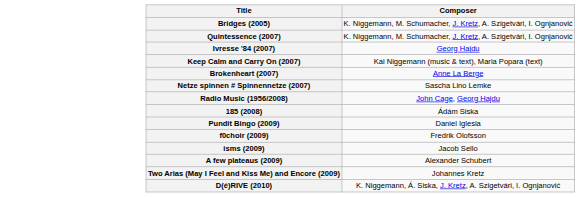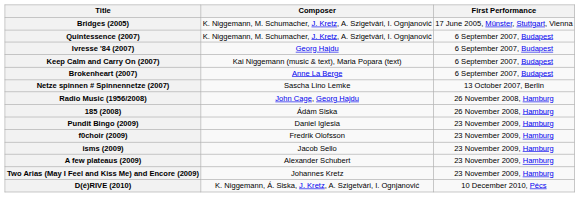+ column: (504, 11)
